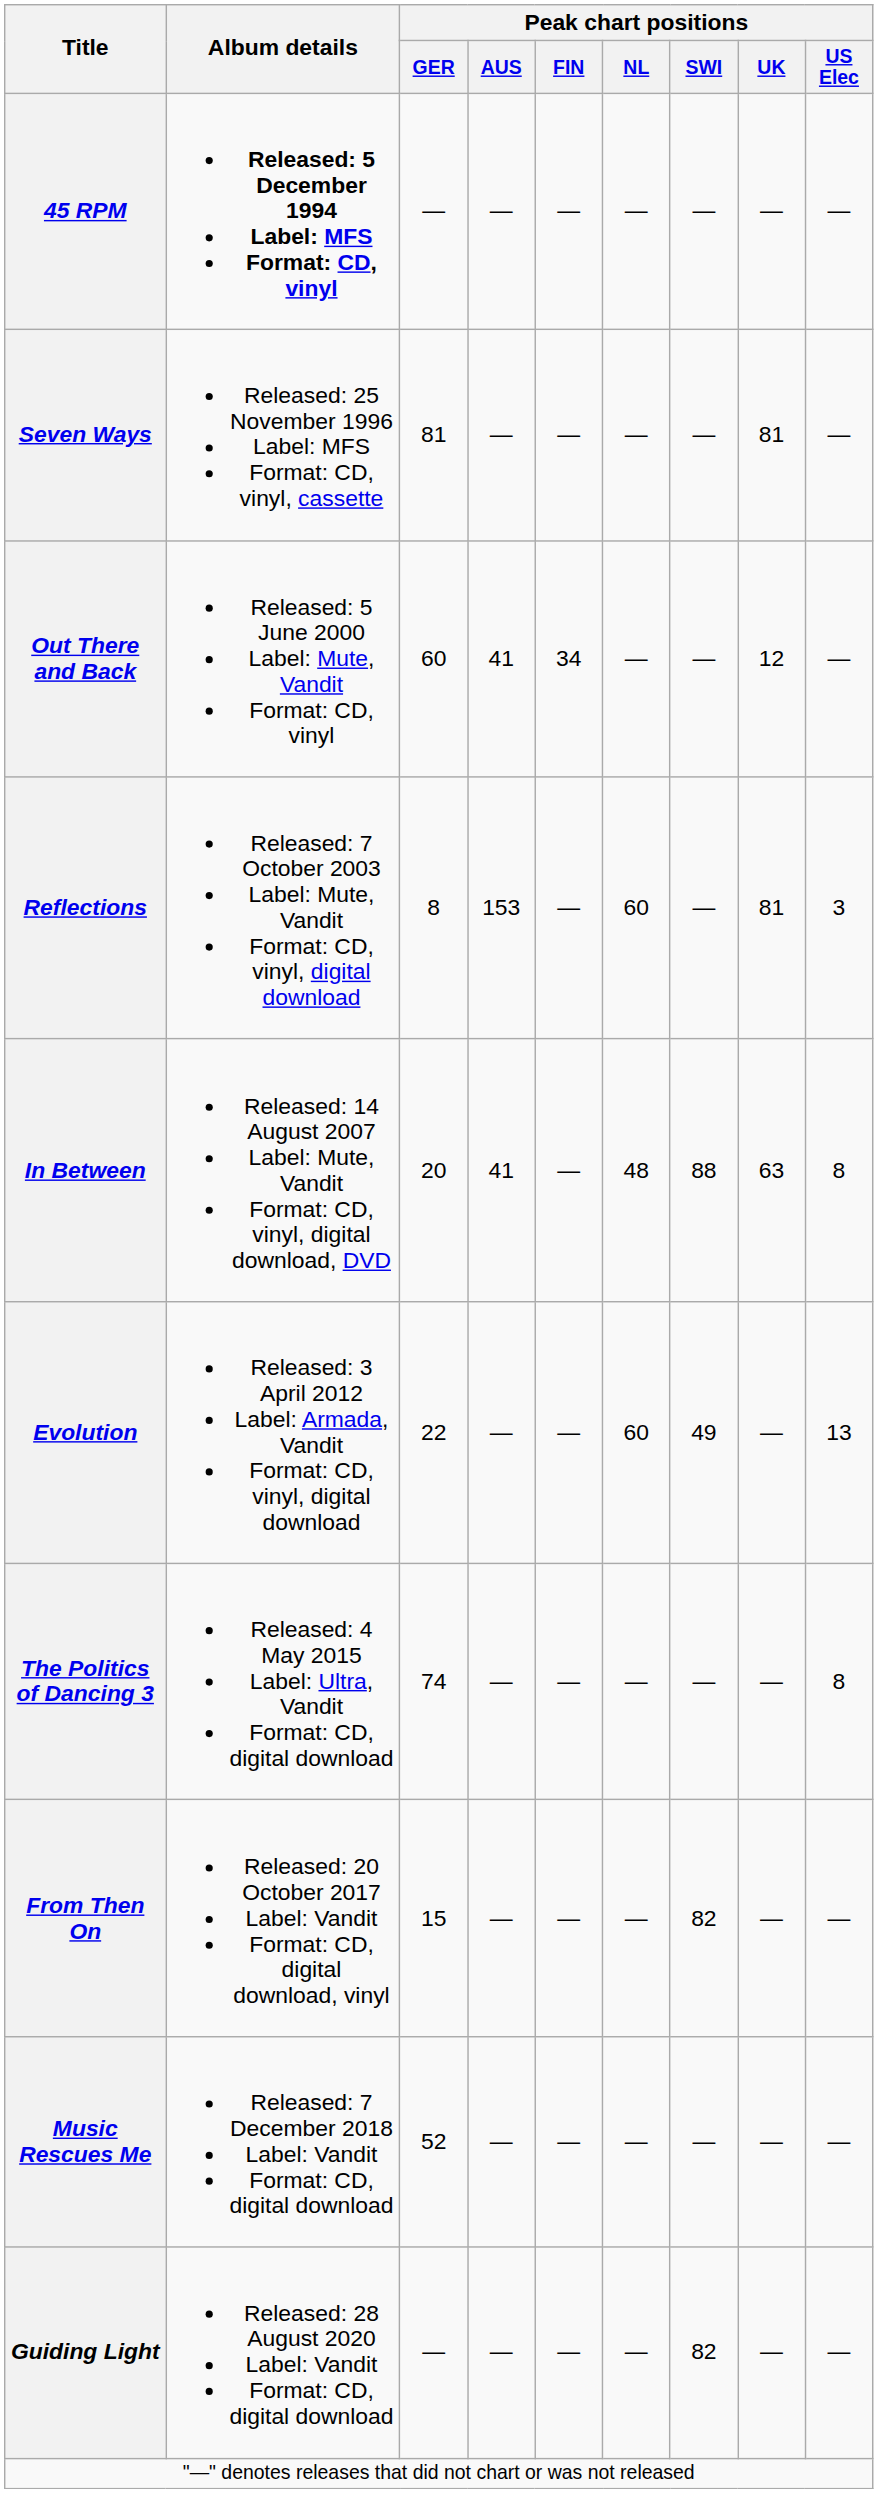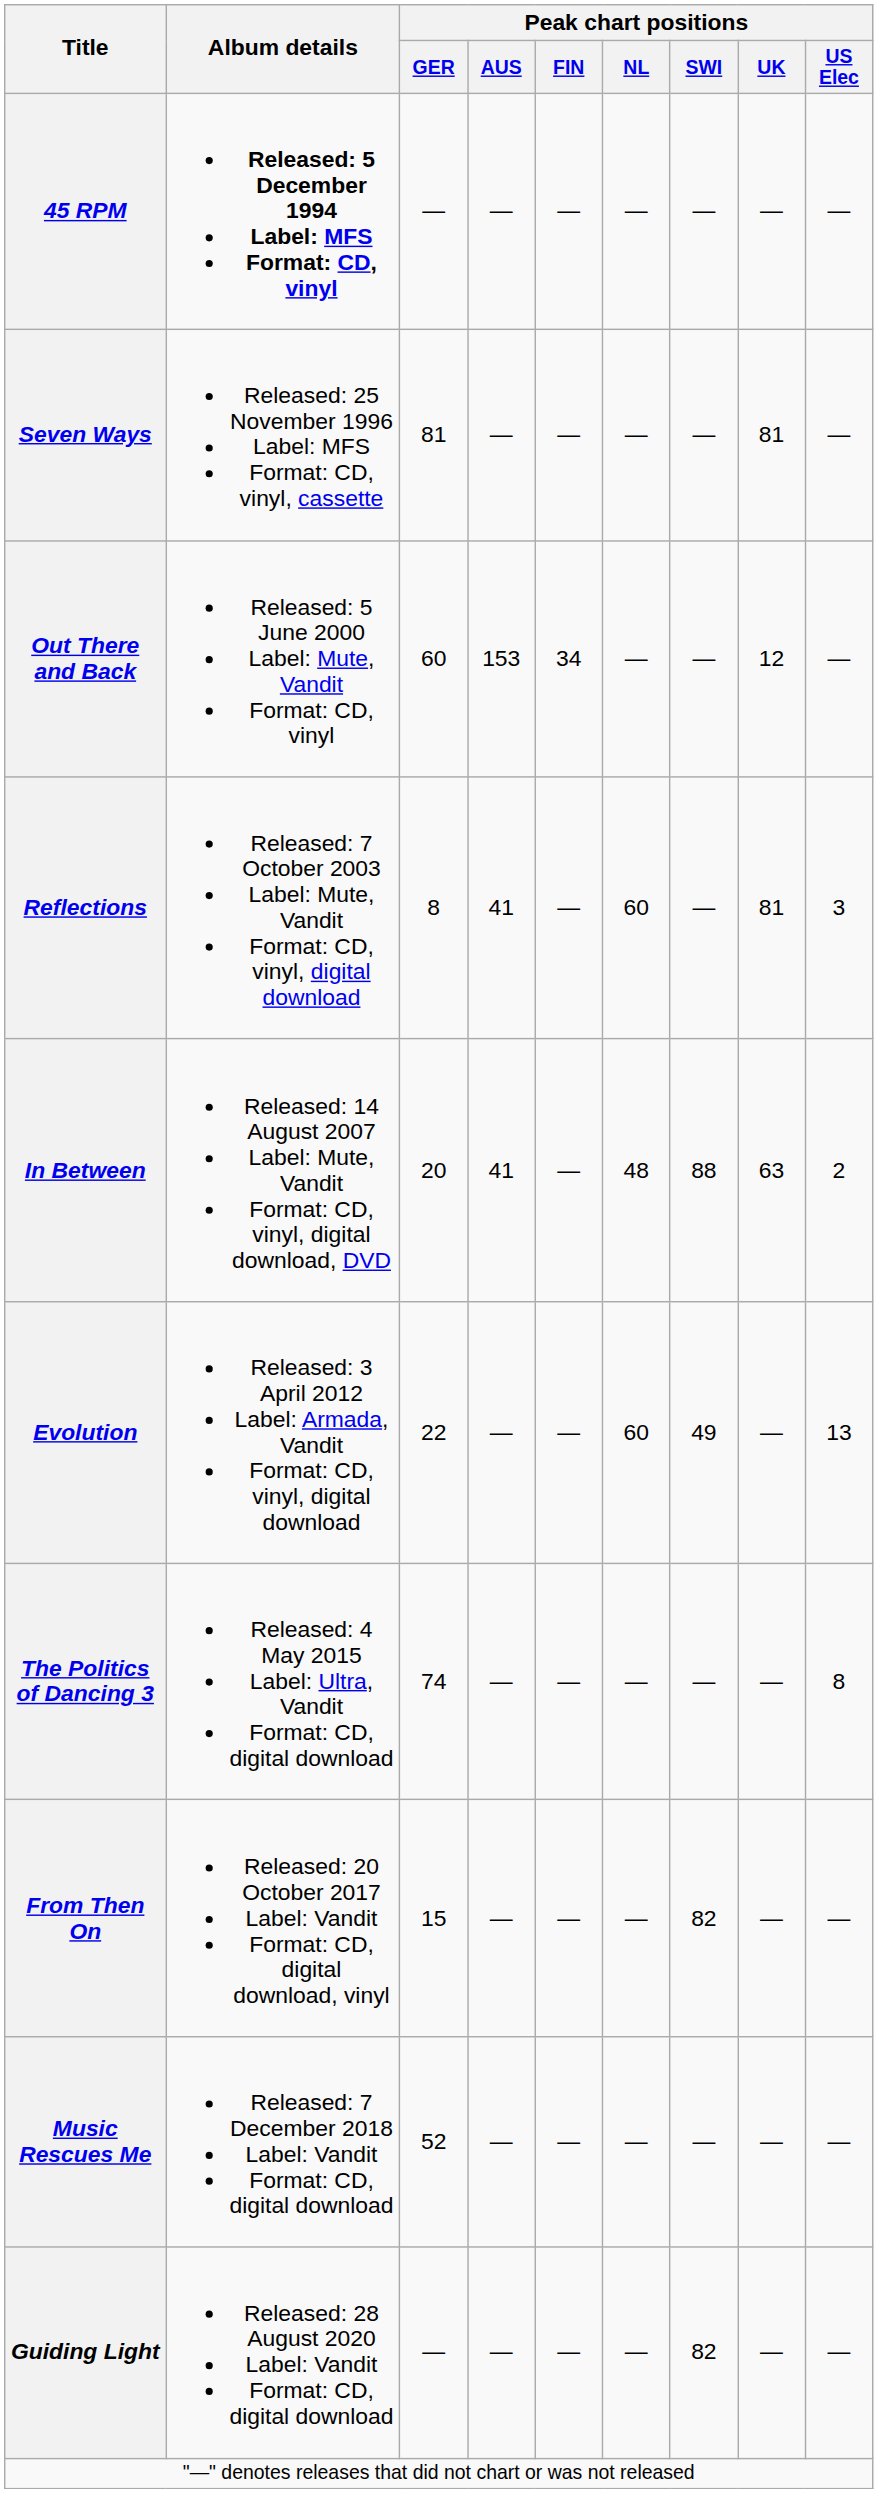(501, 658) 41 -> (501, 658) 153
(501, 907) 153 -> (501, 907) 41
(839, 1169) 8 -> (839, 1169) 2
